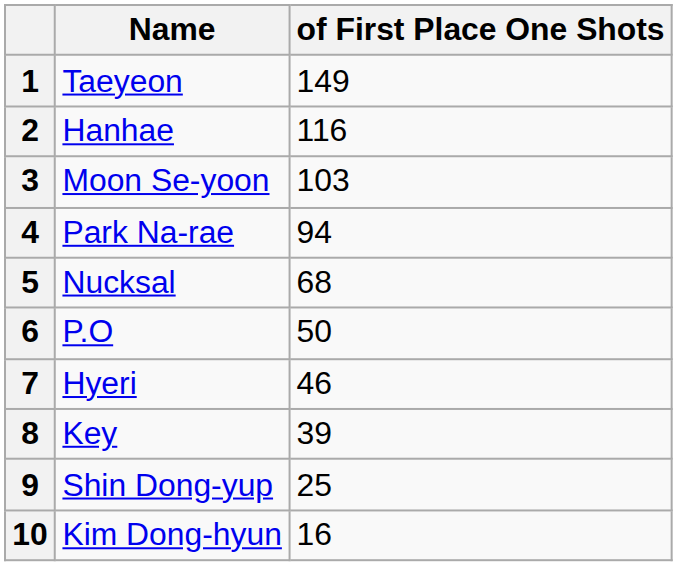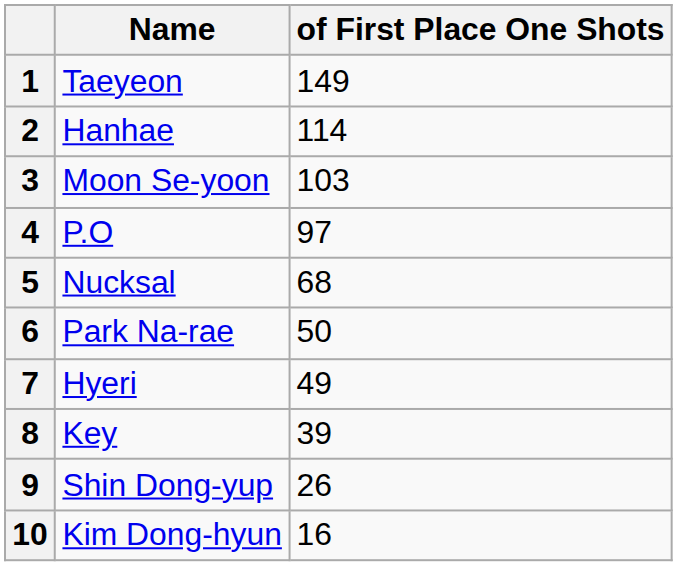(322, 130) 116 -> (322, 130) 114
(148, 231) Park Na-rae -> (88, 231) P.O
(314, 231) 94 -> (314, 231) 97
(88, 332) P.O -> (148, 332) Park Na-rae
(314, 383) 46 -> (314, 383) 49
(314, 484) 25 -> (314, 484) 26
